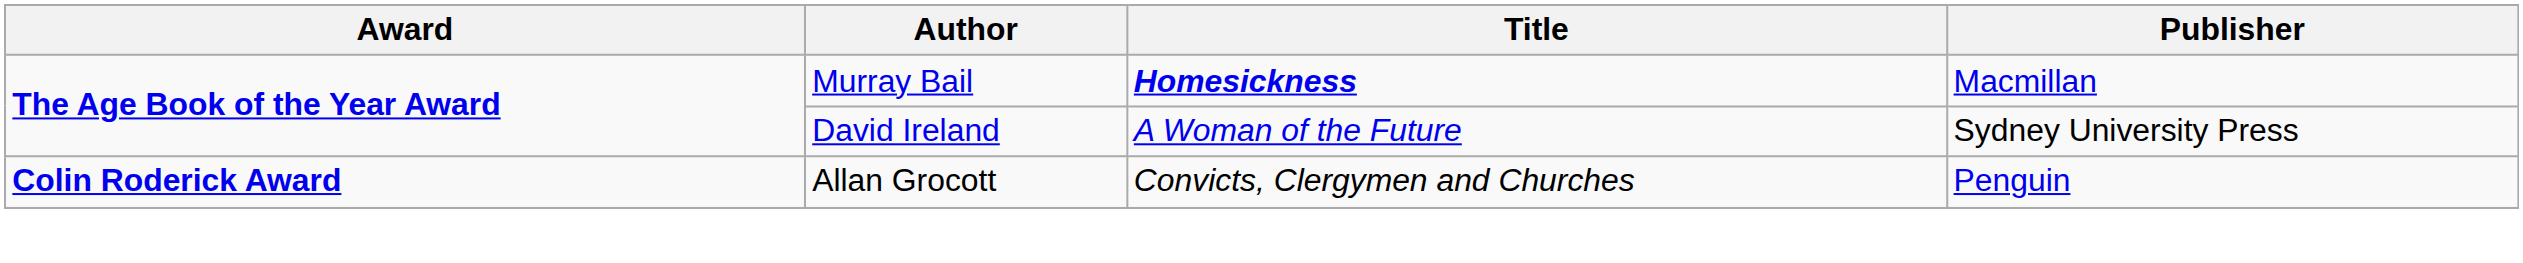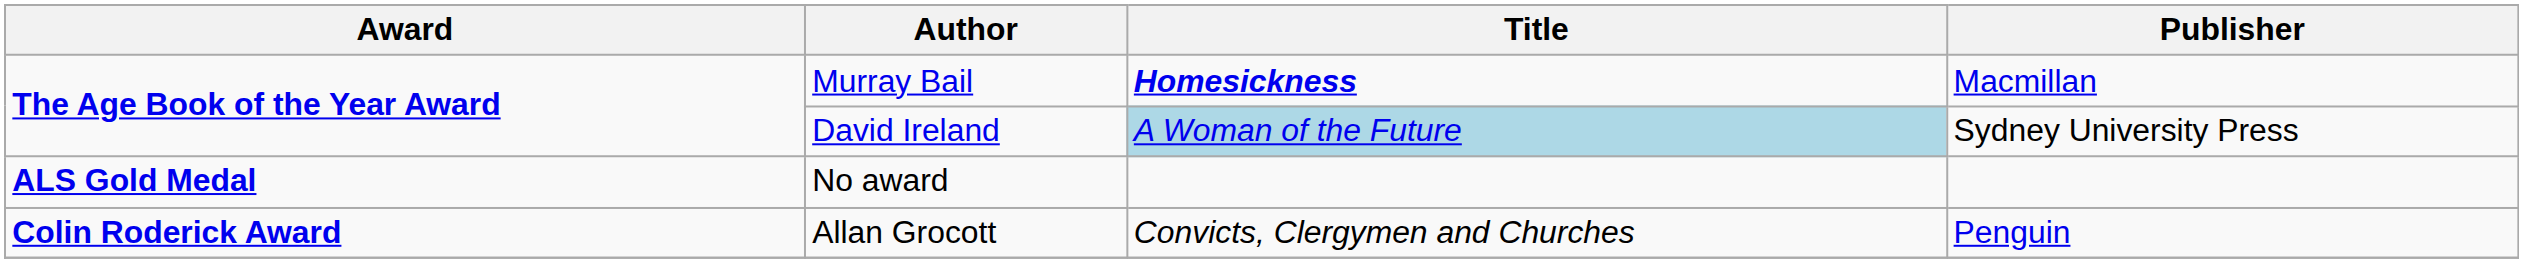(1298, 130) no background -> (1298, 130) lightblue background
+ row: (880, 181)
